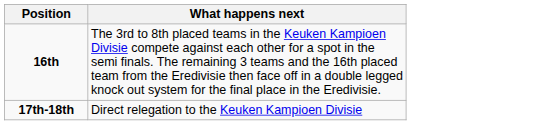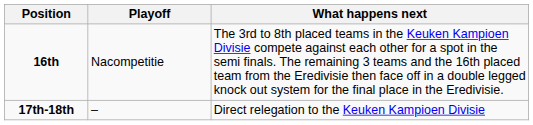+ column: (150, 14)
